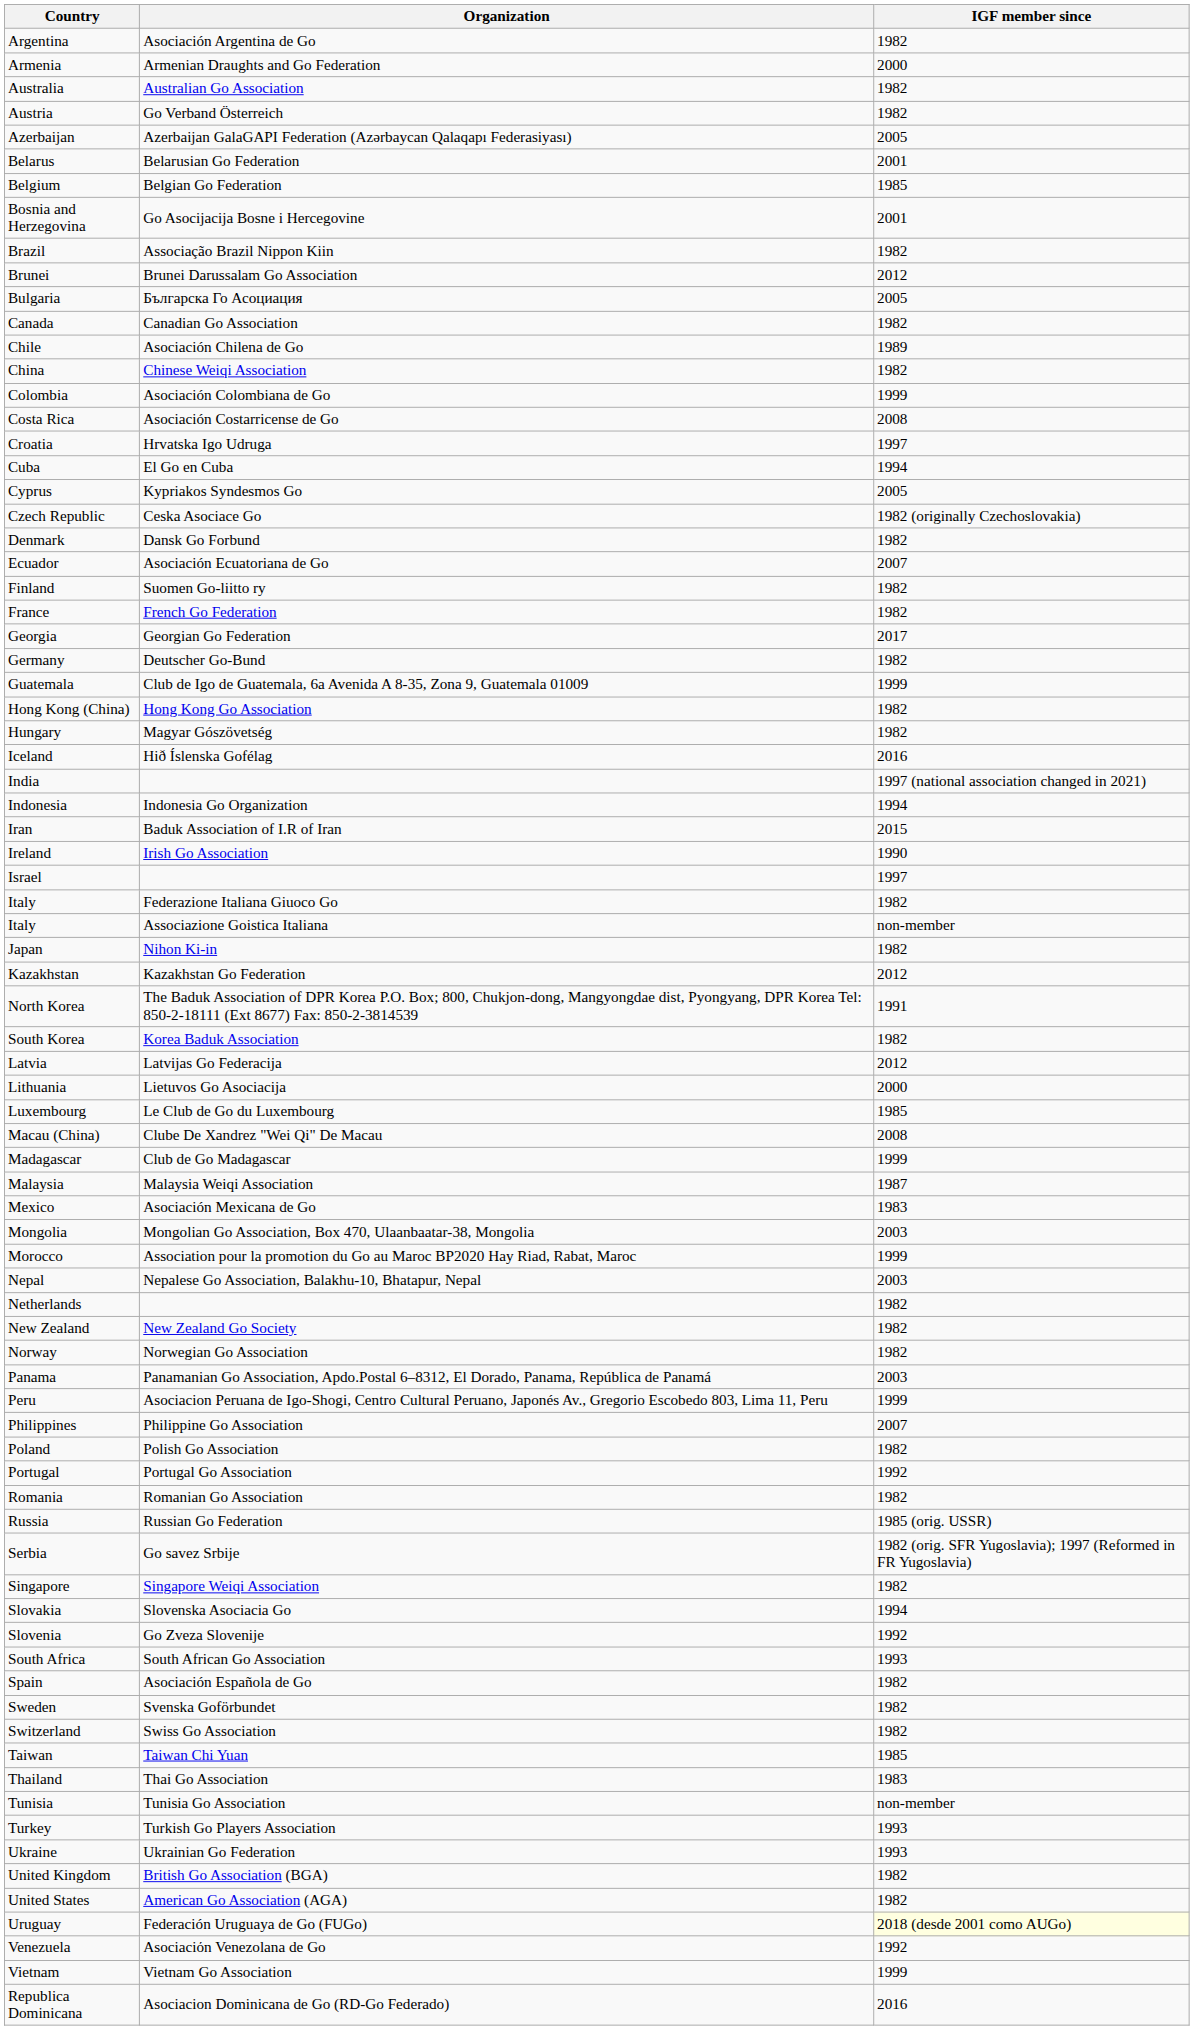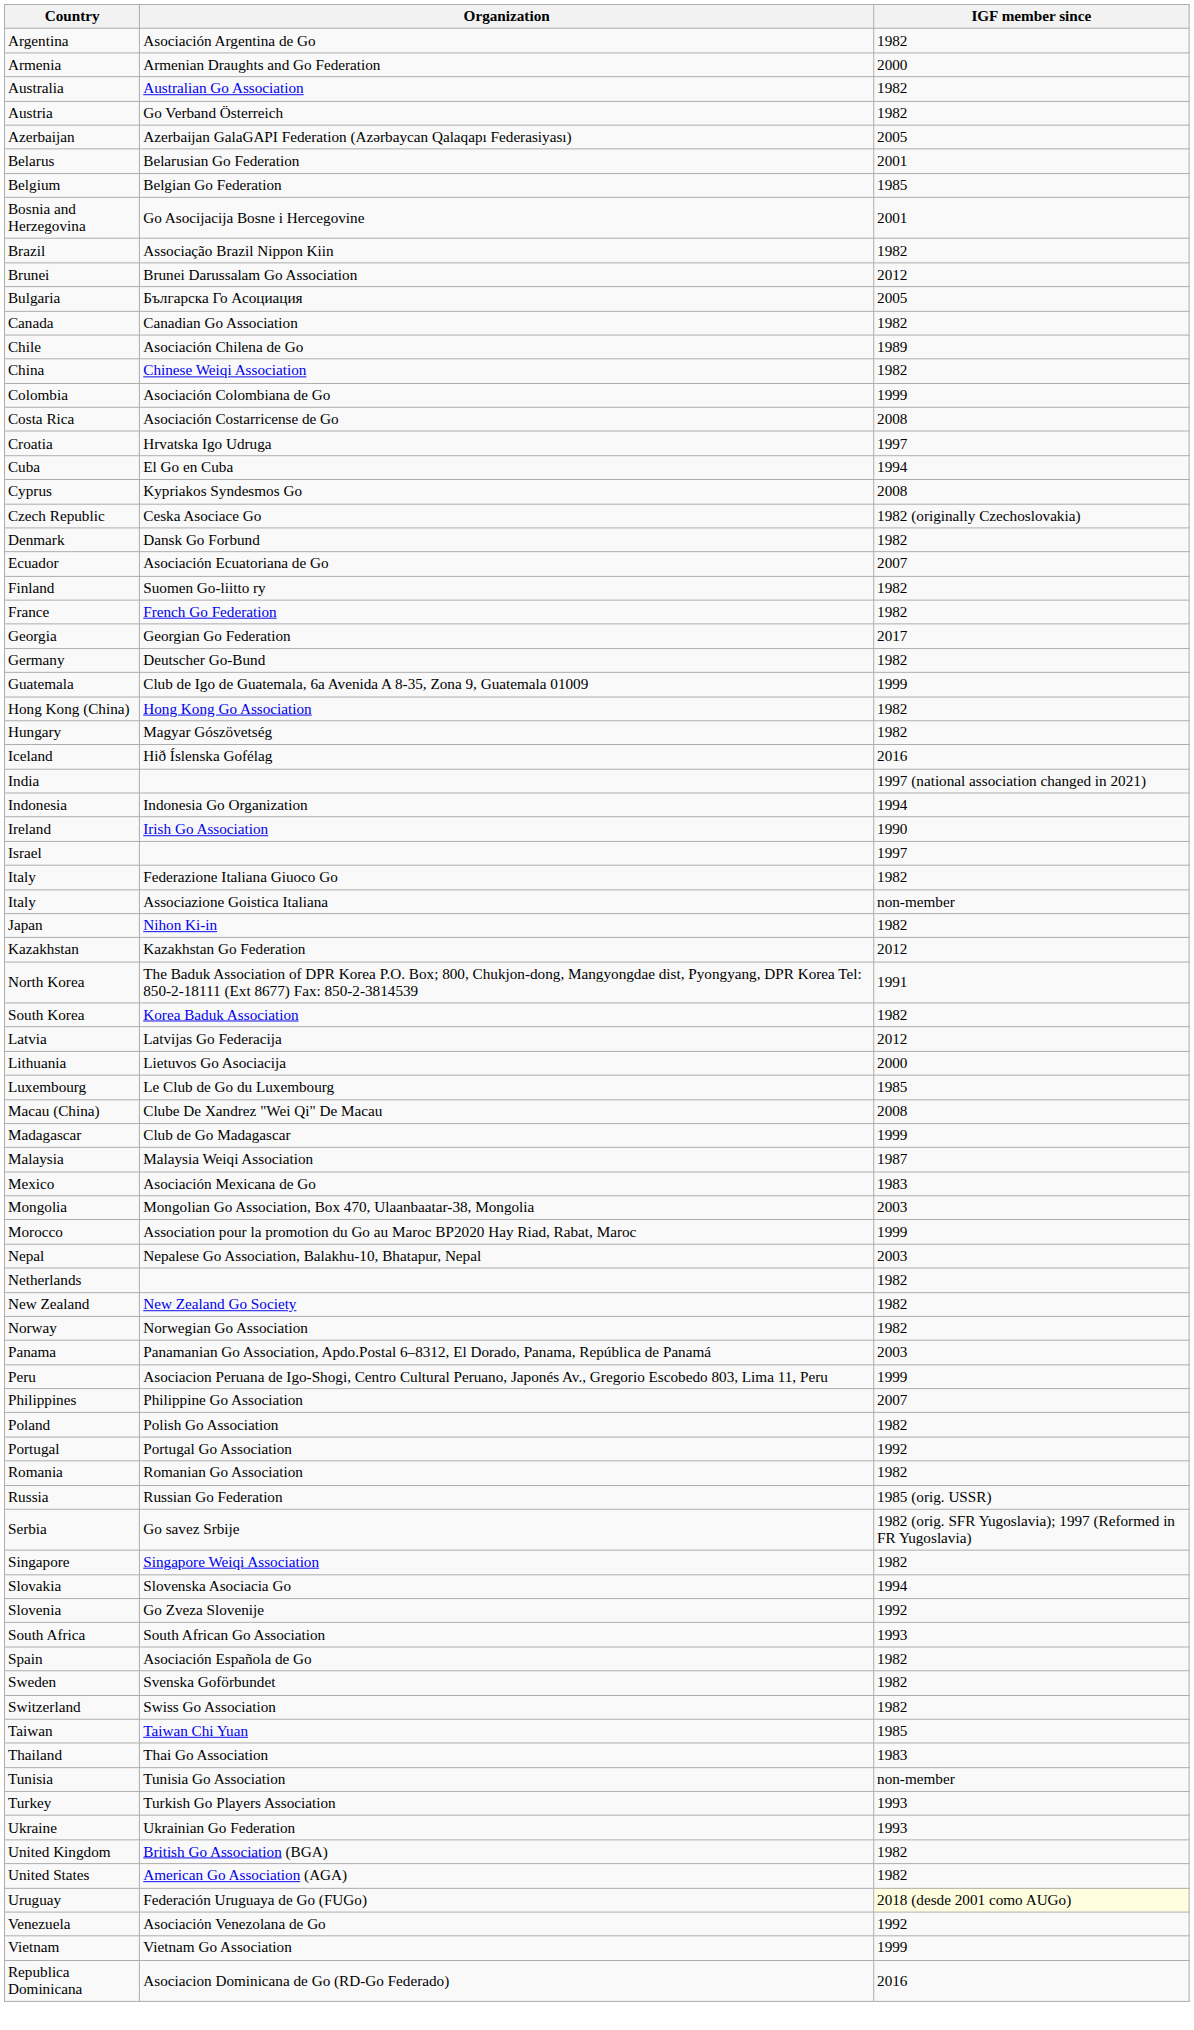(892, 491) 2005 -> (892, 491) 2008
- row: (20, 829)
